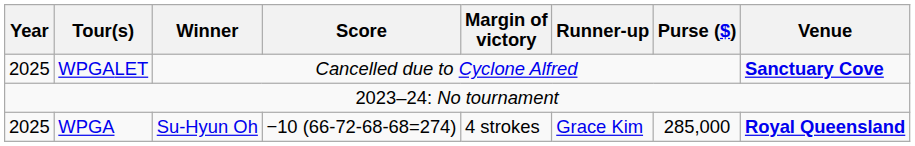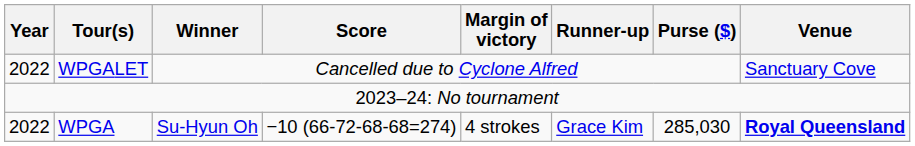(29, 69) 2025 -> (29, 69) 2022
(814, 69) bold -> (810, 69) normal
(29, 127) 2025 -> (29, 127) 2022
(697, 127) 285,000 -> (697, 127) 285,030
